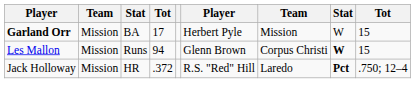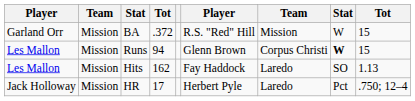(39, 31) bold -> (35, 31) normal
(158, 31) 17 -> (163, 31) .372
(213, 31) Herbert Pyle -> (219, 31) R.S. "Red" Hill
+ row: (133, 68)
(163, 68) .372 -> (158, 86) 17
(219, 68) R.S. "Red" Hill -> (213, 86) Herbert Pyle
(341, 68) bold -> (340, 86) normal
